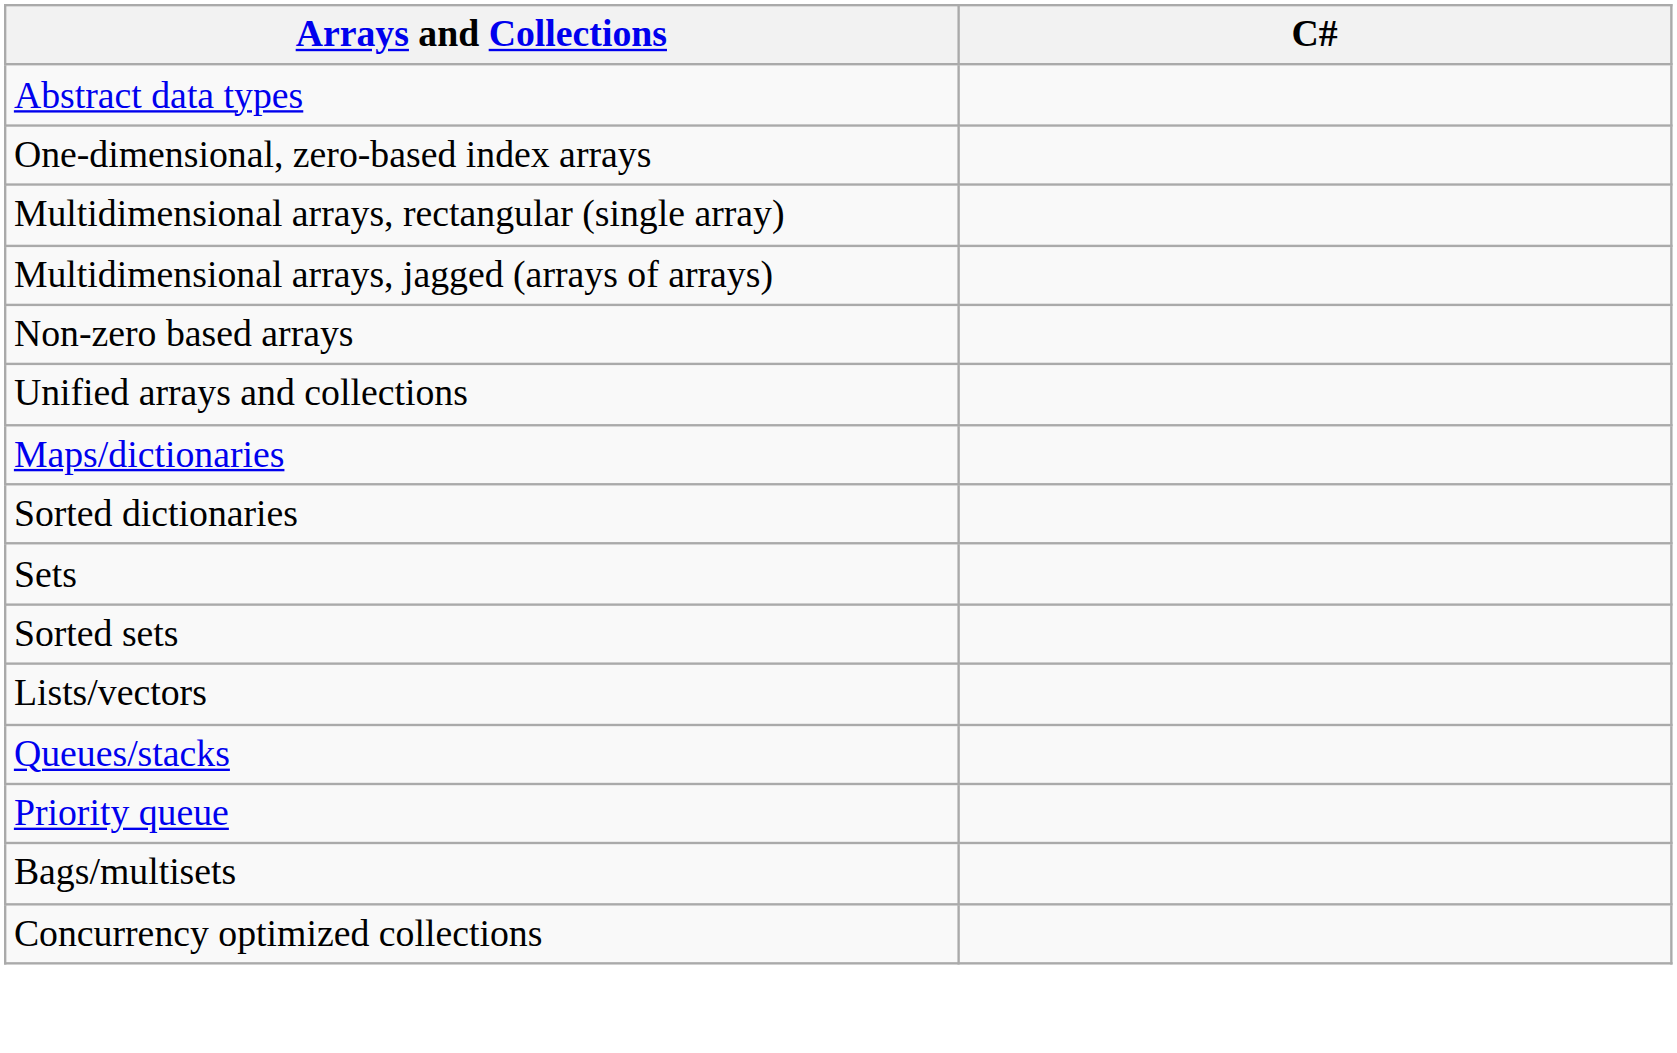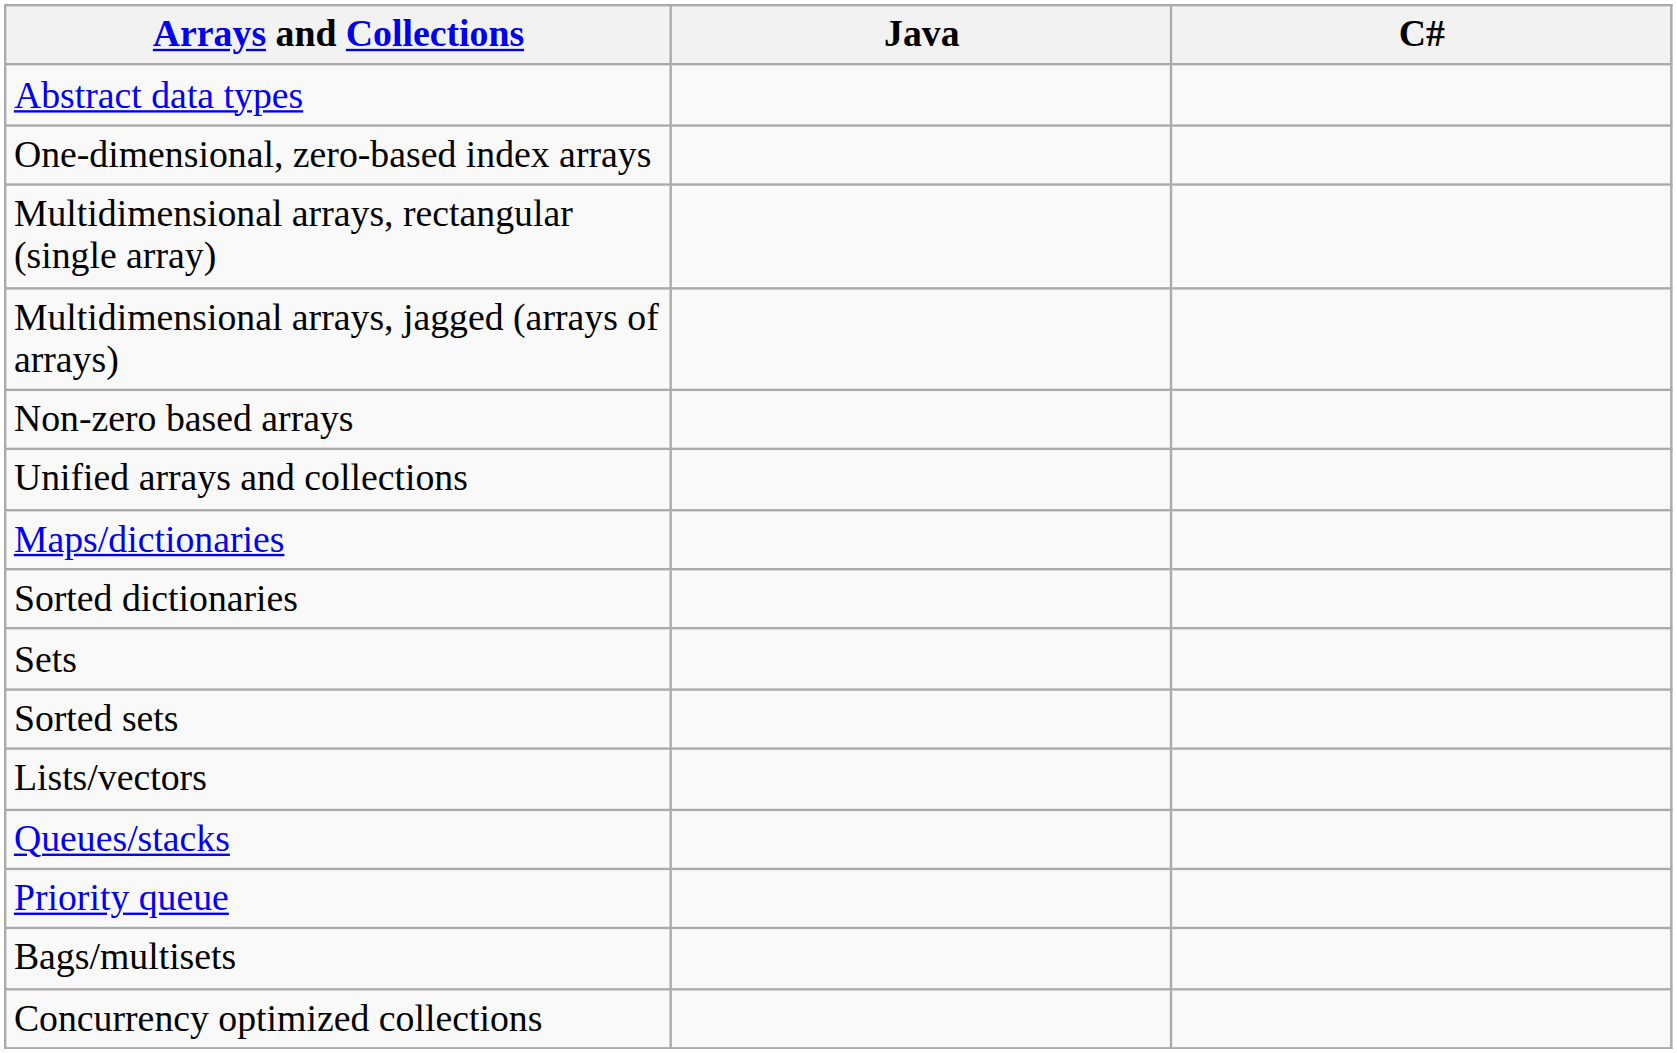+ column: (922, 34)
